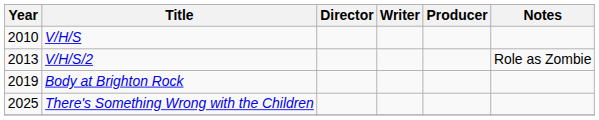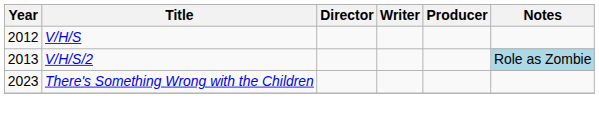(23, 37) 2010 -> (23, 37) 2012
(543, 59) no background -> (543, 59) lightblue background
- row: (114, 81)
(23, 103) 2025 -> (23, 81) 2023
